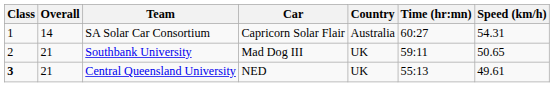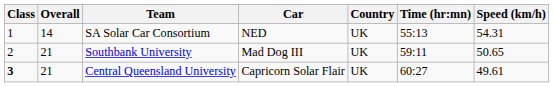(293, 33) Capricorn Solar Flair -> (254, 33) NED
(373, 33) Australia -> (359, 33) UK
(414, 33) 60:27 -> (414, 33) 55:13
(254, 71) NED -> (293, 71) Capricorn Solar Flair
(414, 71) 55:13 -> (414, 71) 60:27
